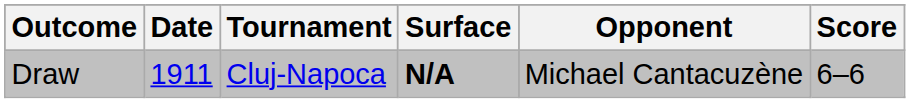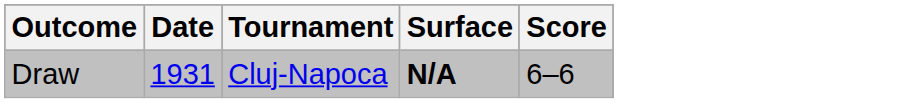- column: (664, 27)
(182, 73) 1911 -> (183, 73) 1931
